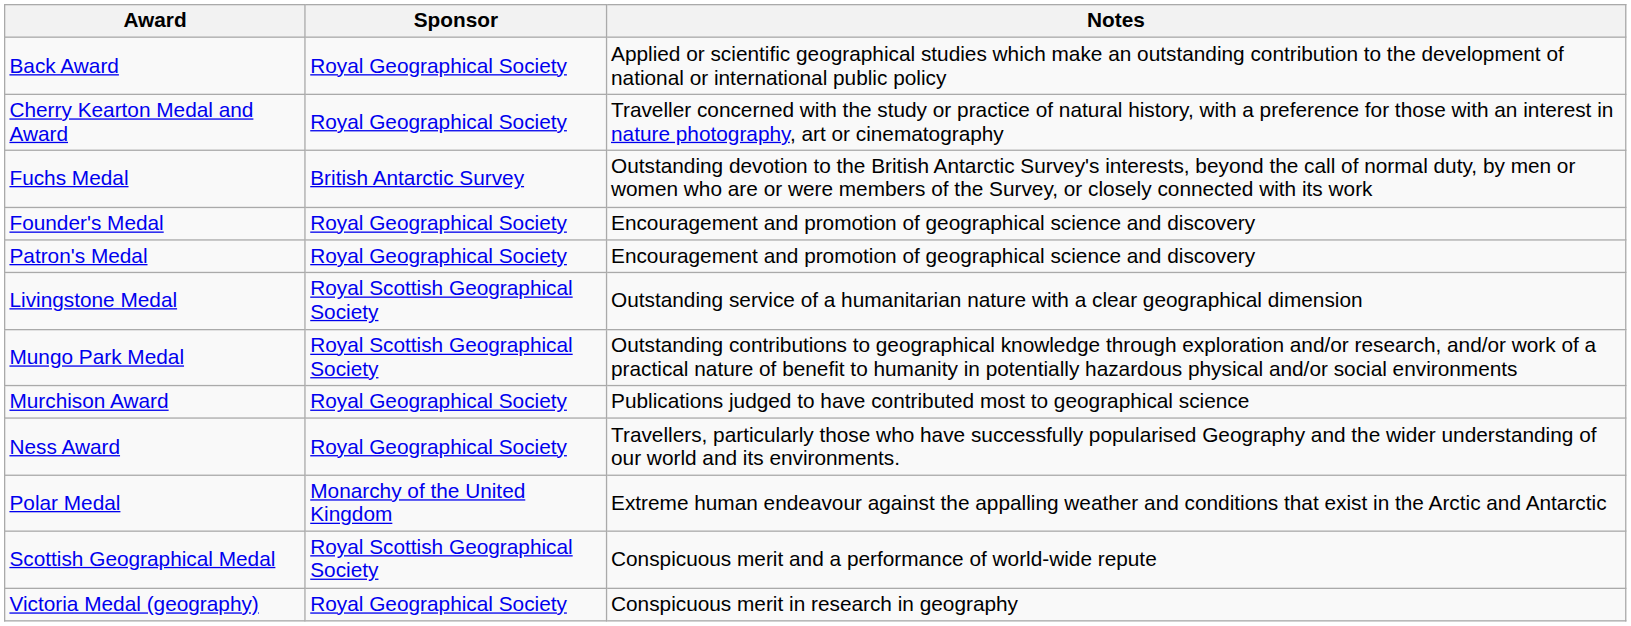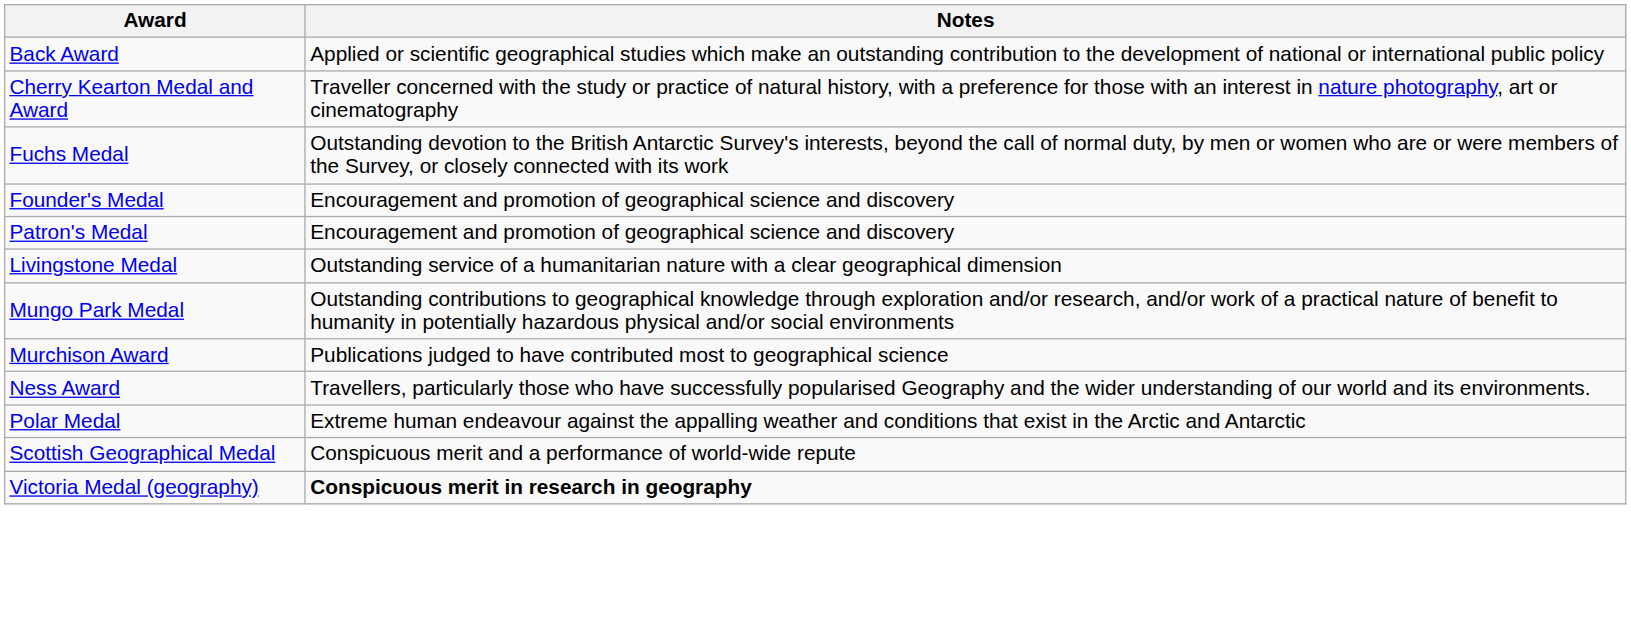- column: (456, 20)
(815, 604) normal -> (531, 487) bold
